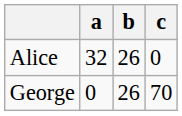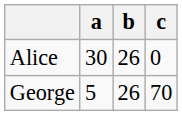(96, 57) 32 -> (96, 57) 30
(91, 92) 0 -> (91, 92) 5
